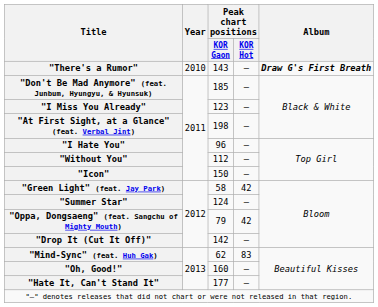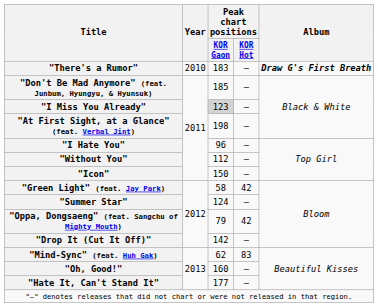(221, 68) 143 -> (221, 68) 183
(221, 107) no background -> (221, 107) lightgrey background
